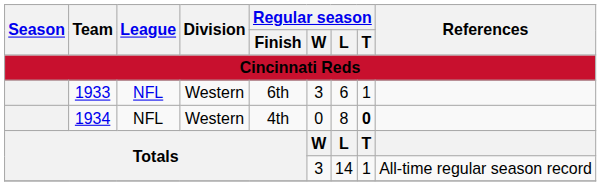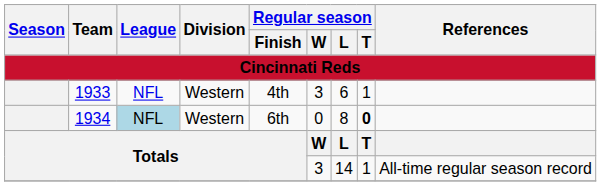(278, 93) 6th -> (278, 93) 4th
(148, 118) no background -> (148, 118) lightblue background
(278, 118) 4th -> (278, 118) 6th
